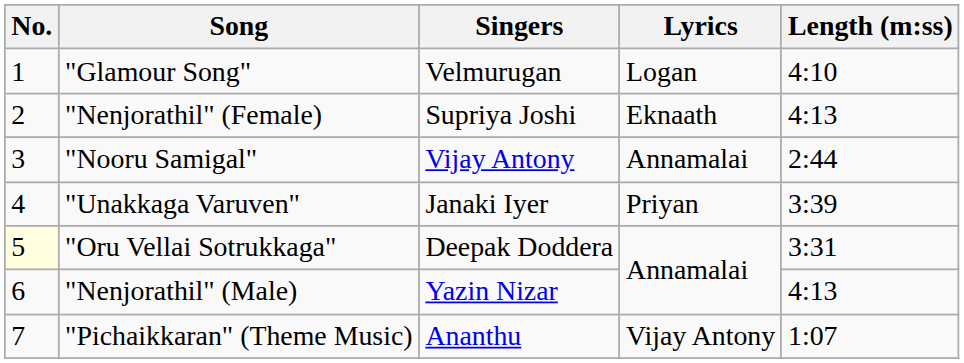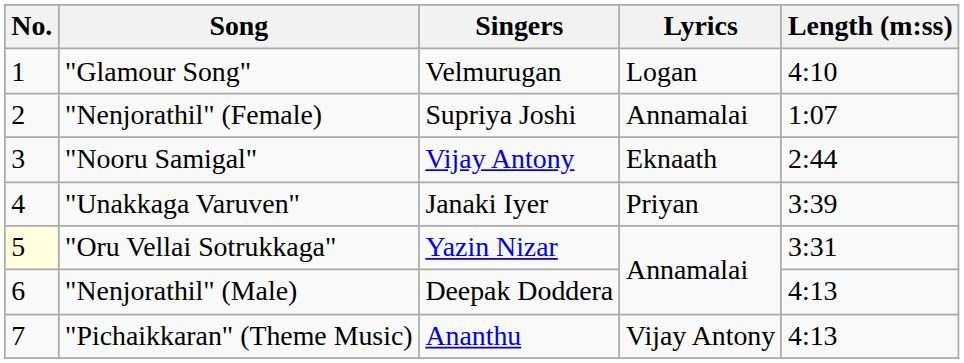(672, 114) Eknaath -> (687, 114) Annamalai
(813, 114) 4:13 -> (813, 114) 1:07
(687, 159) Annamalai -> (672, 159) Eknaath
(519, 247) Deepak Doddera -> (492, 247) Yazin Nizar
(492, 291) Yazin Nizar -> (519, 291) Deepak Doddera
(813, 335) 1:07 -> (813, 335) 4:13
